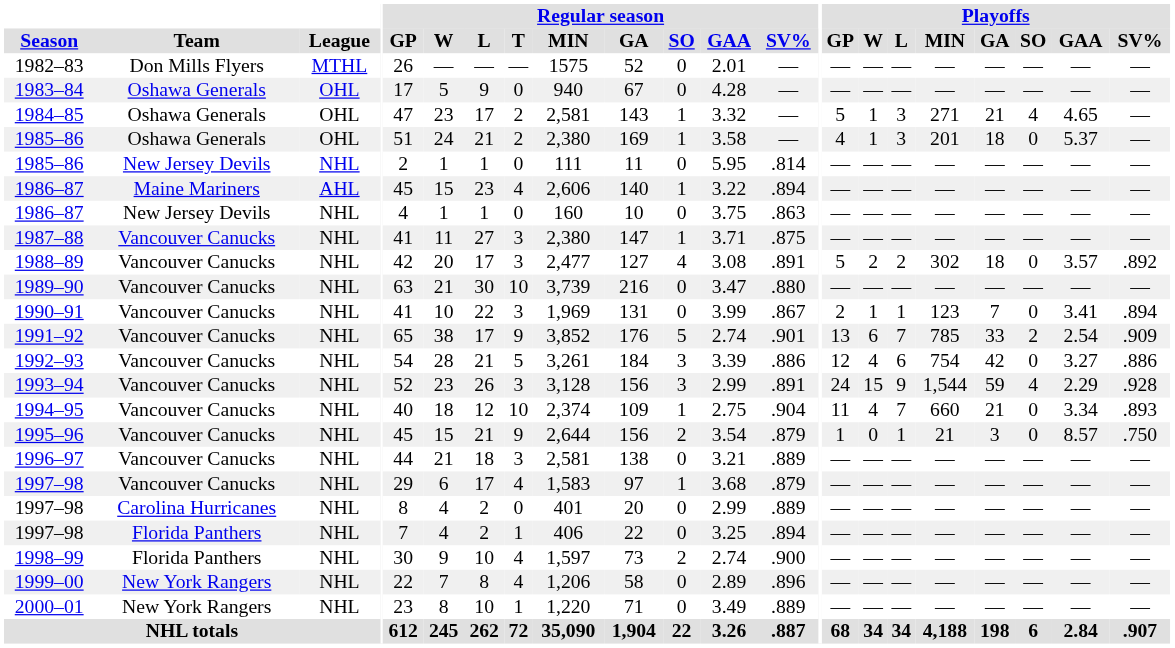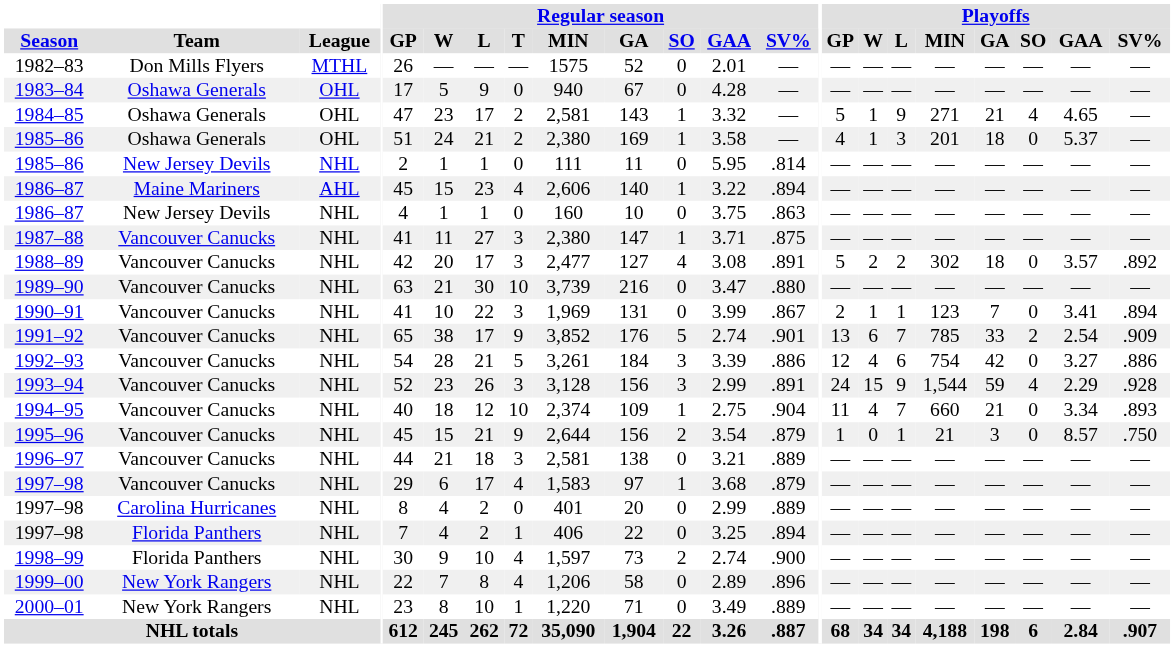(901, 114) 3 -> (901, 114) 9
